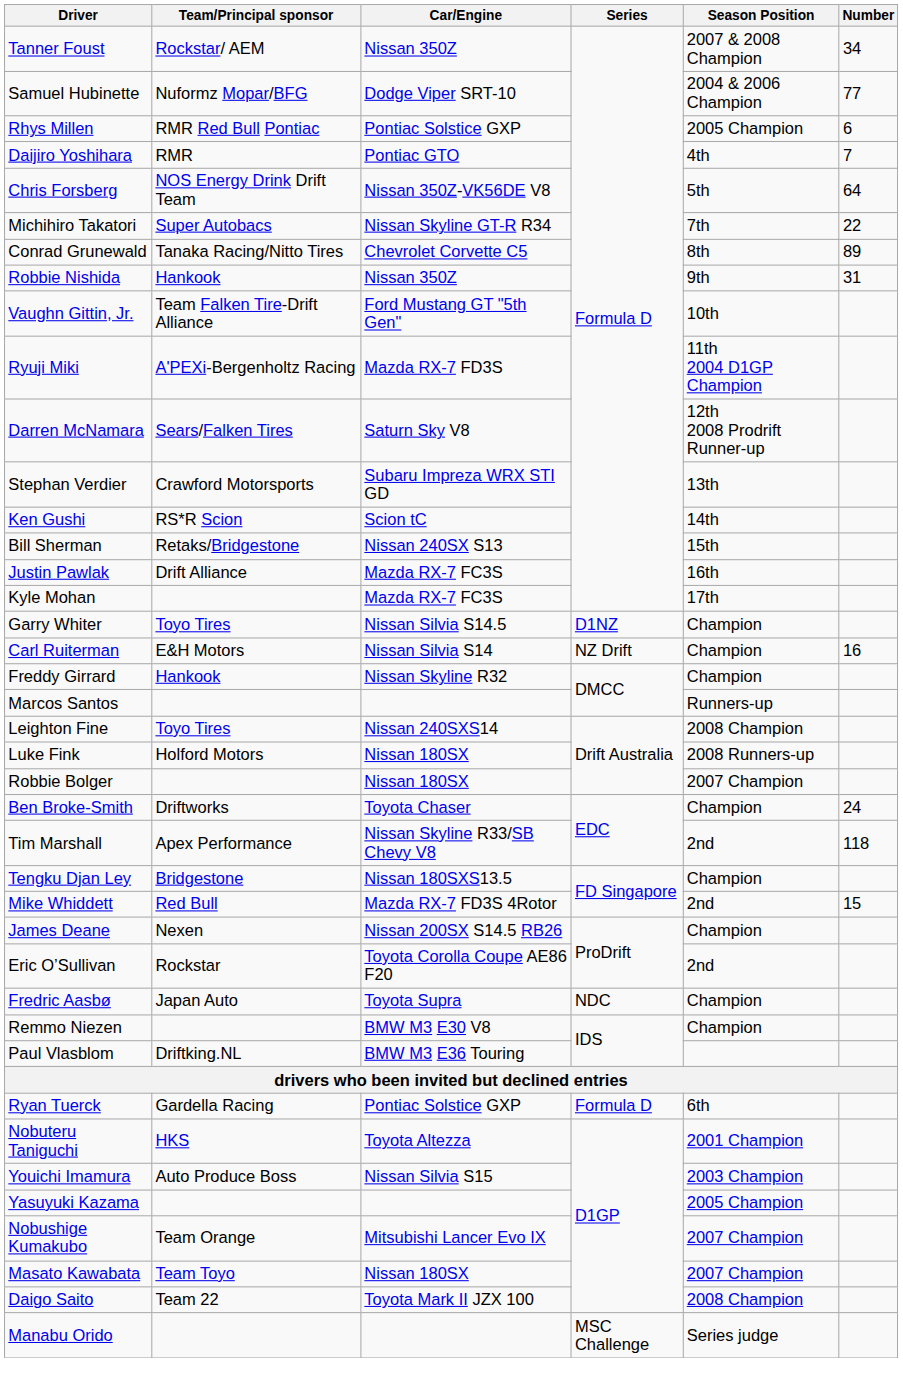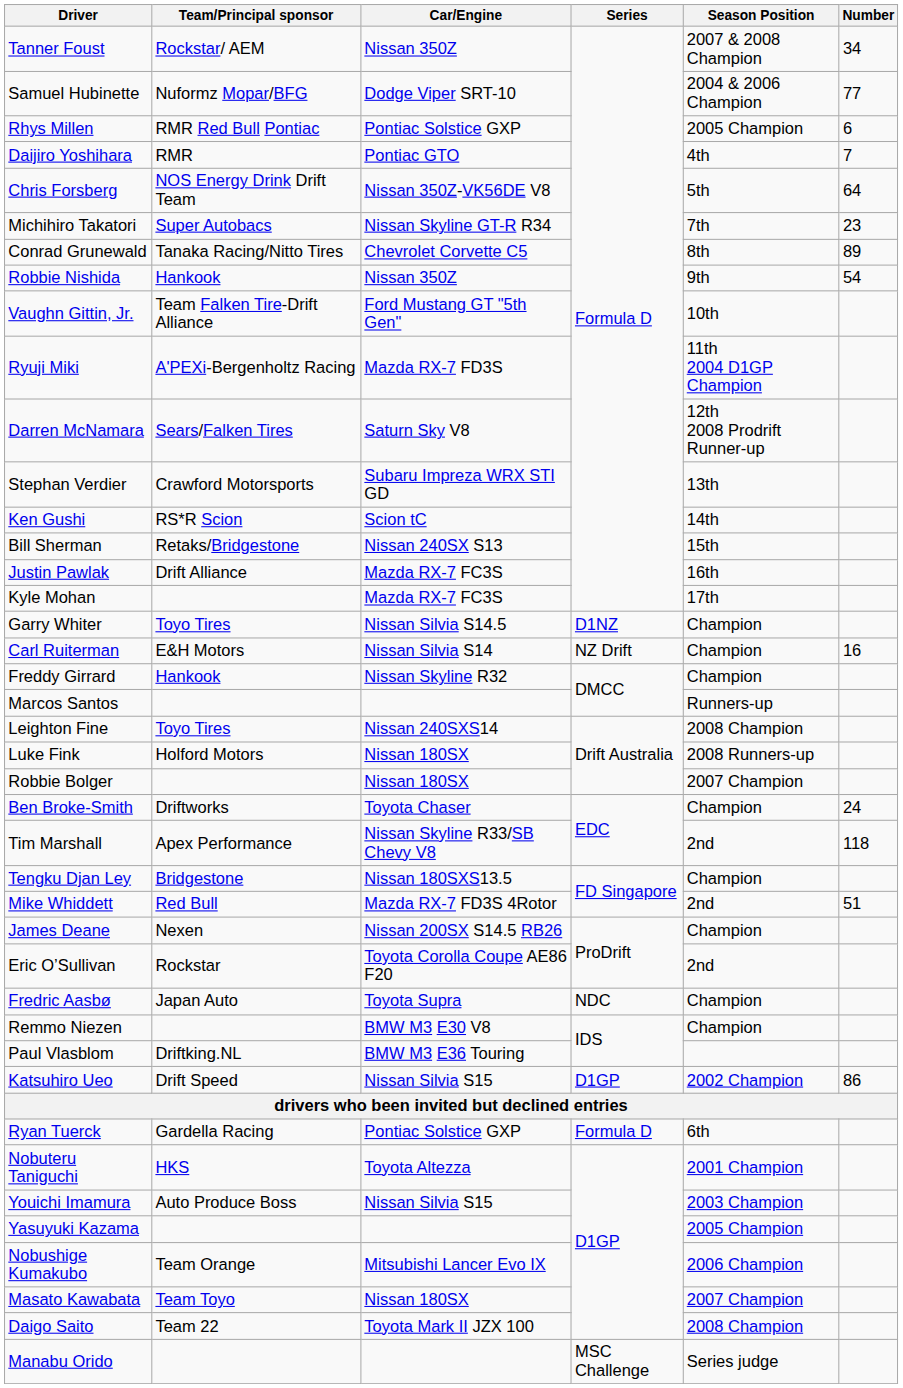(852, 225) 22 -> (852, 225) 23
(852, 278) 31 -> (852, 278) 54
(852, 904) 15 -> (852, 904) 51
+ row: (61, 1079)
(745, 1238) 2007 Champion -> (745, 1264) 2006 Champion
